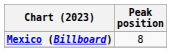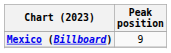(140, 39) 8 -> (140, 39) 9
